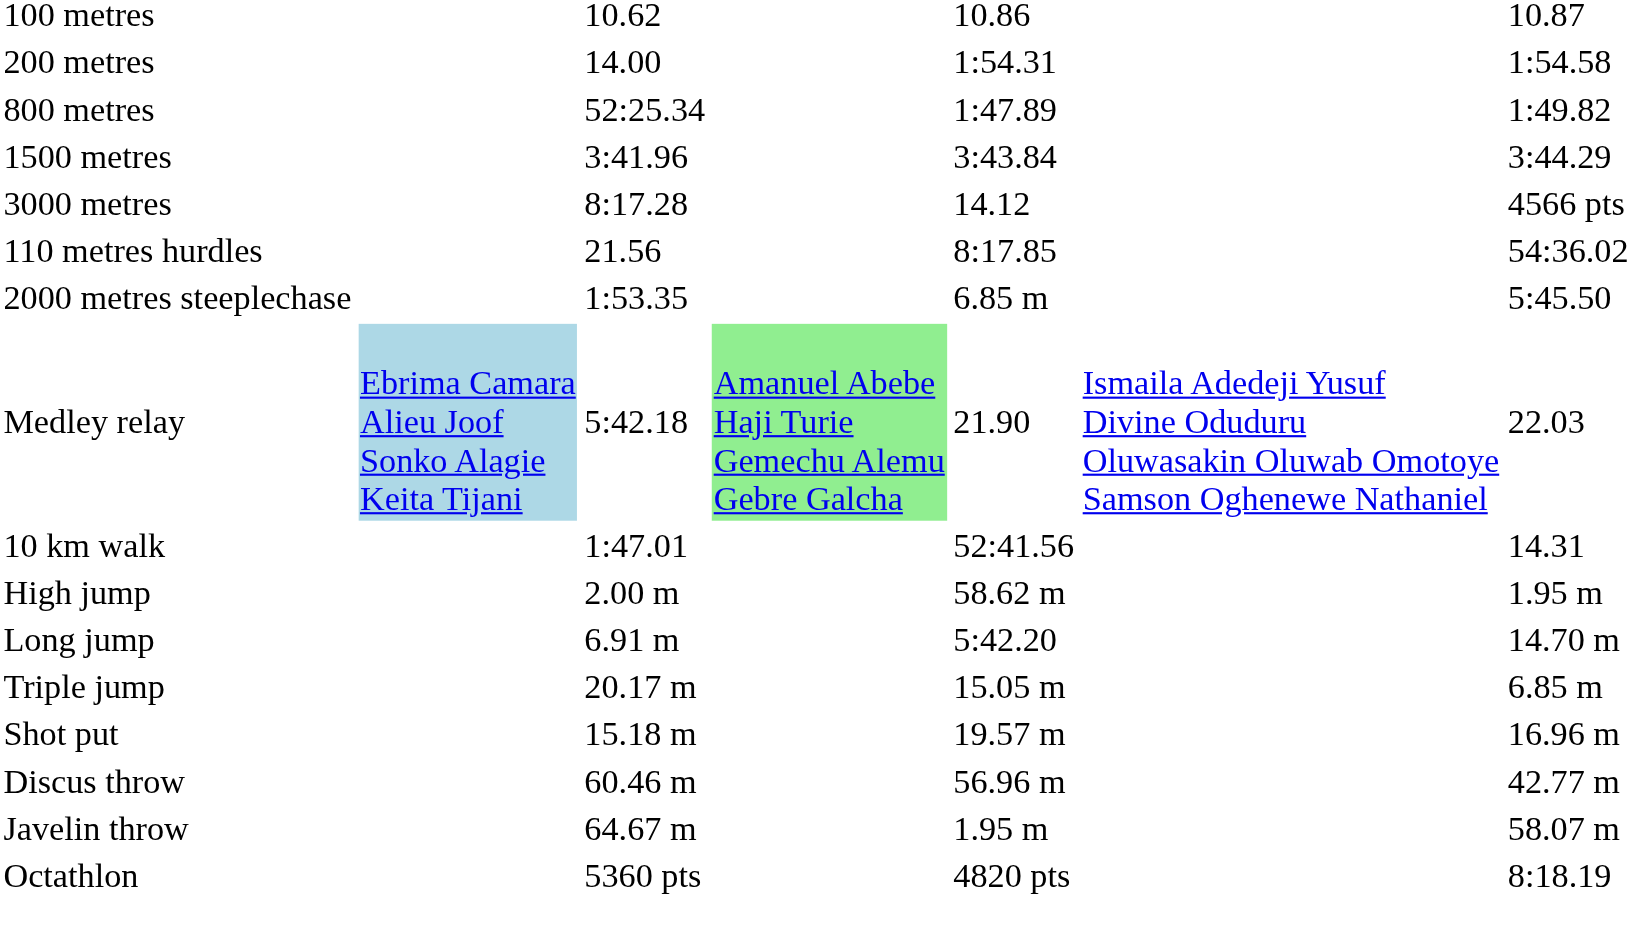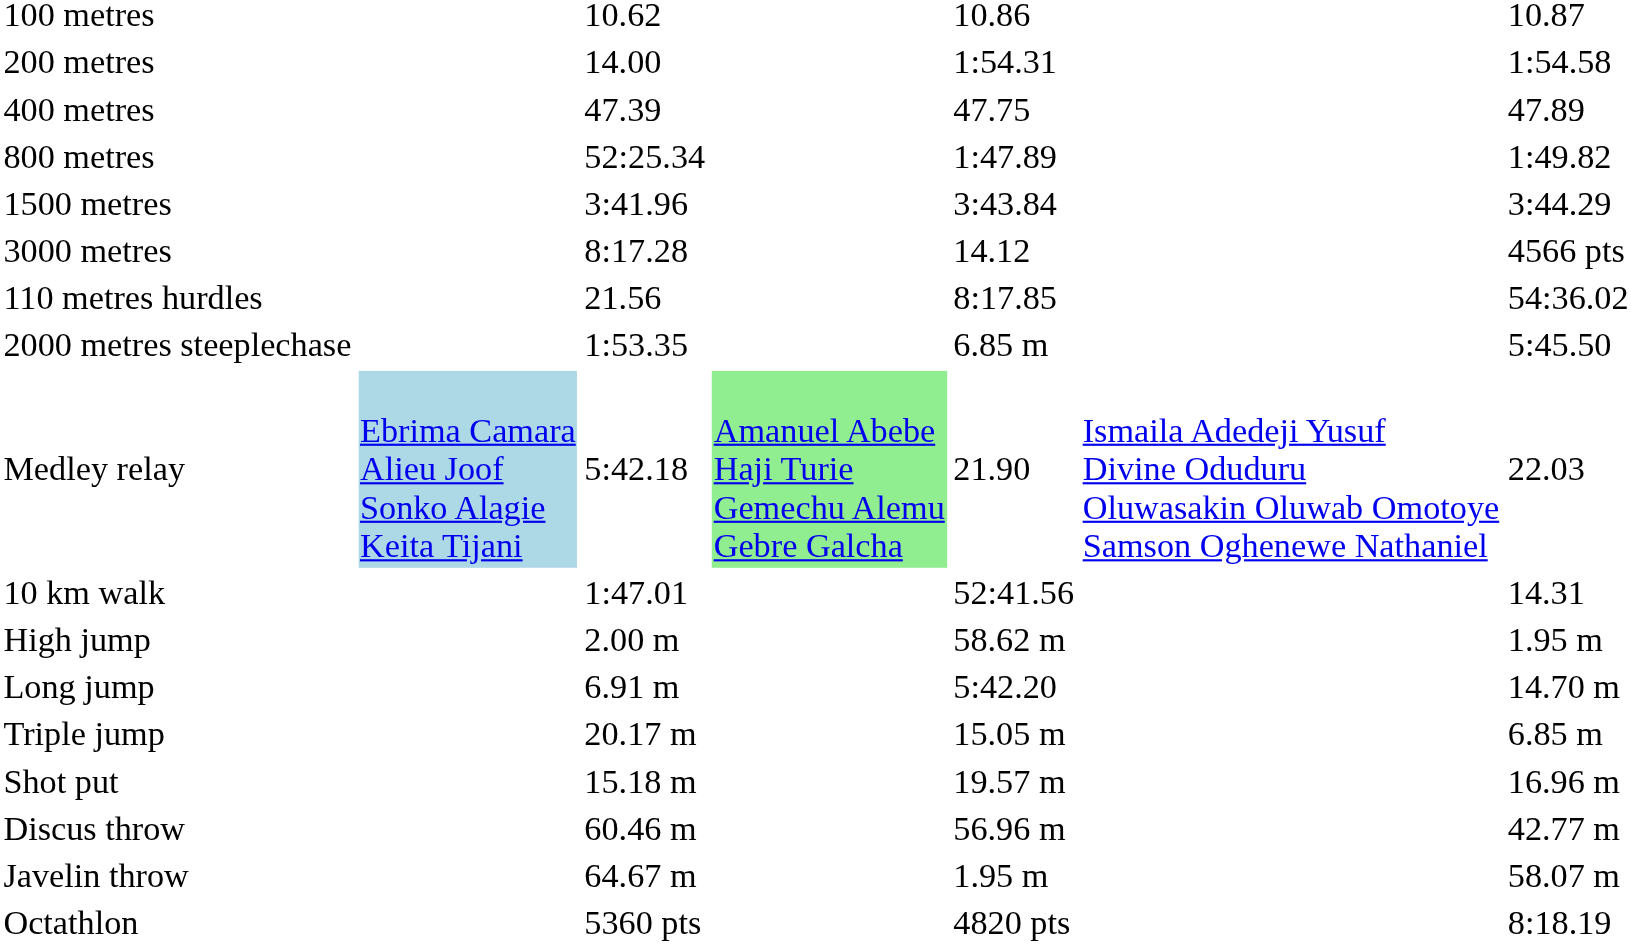+ row: (79, 109)
